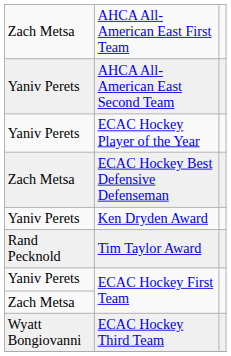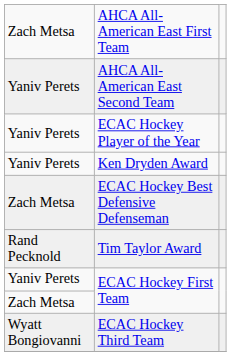rows swapped: (41, 179) <-> (44, 218)
